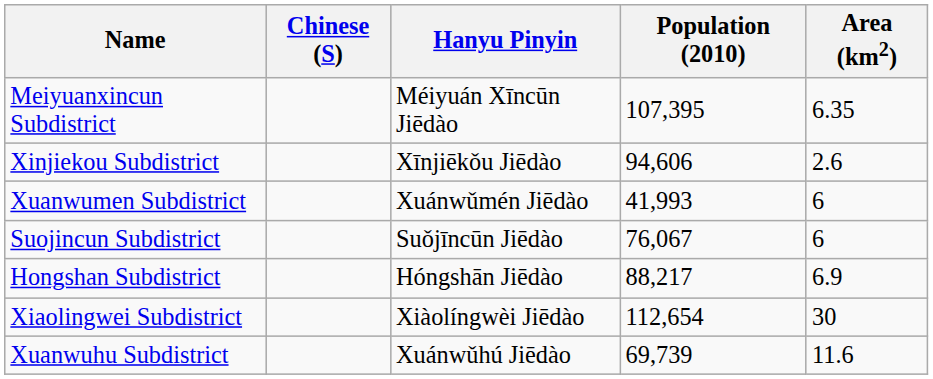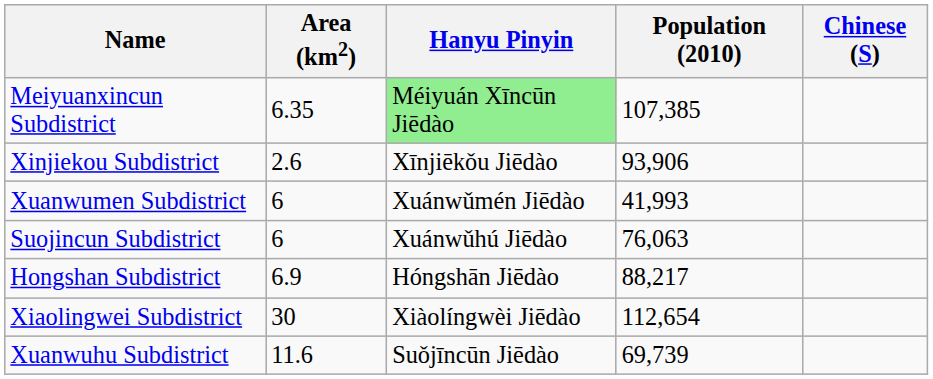columns swapped: (328, 40) <-> (867, 40)
(478, 109) no background -> (474, 109) lightgreen background
(665, 109) 107,395 -> (661, 109) 107,385
(659, 162) 94,606 -> (655, 162) 93,906
(479, 239) Suǒjīncūn Jiēdào -> (480, 239) Xuánwǔhú Jiēdào
(659, 239) 76,067 -> (655, 239) 76,063
(484, 355) Xuánwǔhú Jiēdào -> (476, 355) Suǒjīncūn Jiēdào
